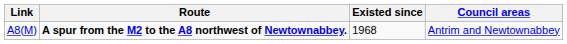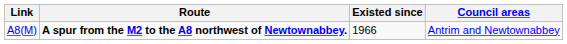(364, 30) 1968 -> (364, 30) 1966
